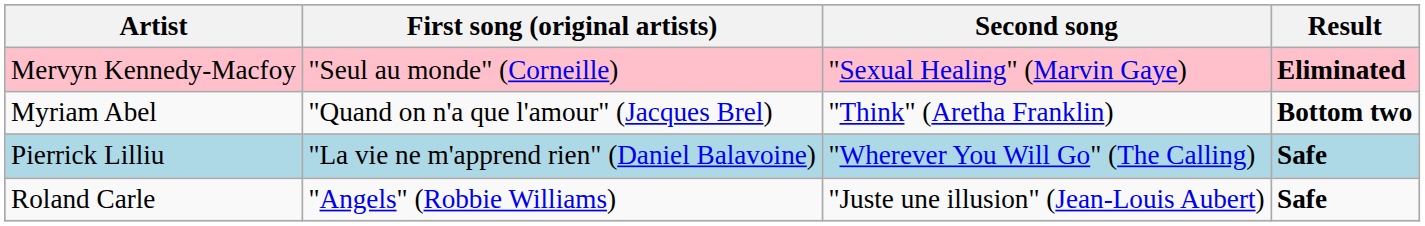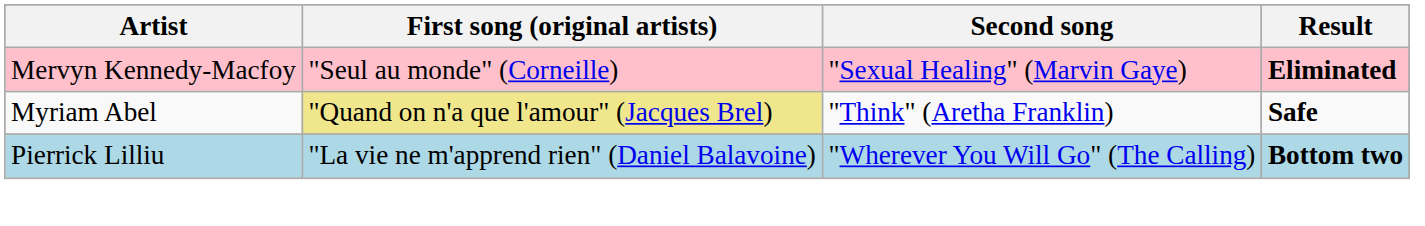(540, 112) no background -> (540, 112) khaki background
(1345, 112) Bottom two -> (1293, 112) Safe
(1302, 155) Safe -> (1336, 155) Bottom two
- row: (83, 198)
